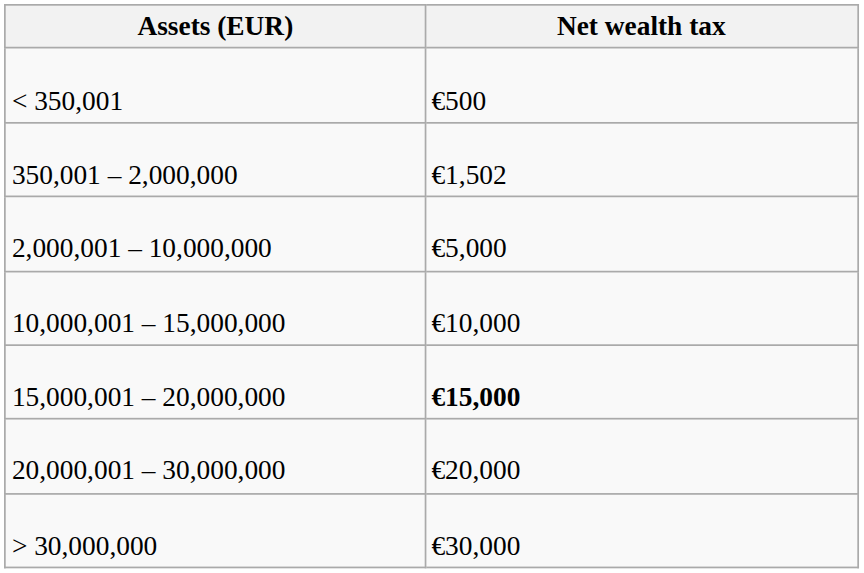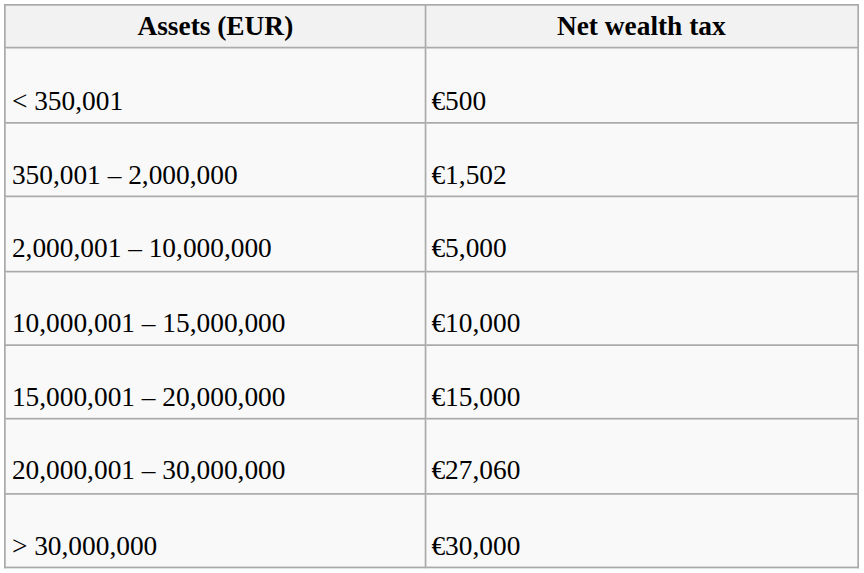(476, 397) bold -> (476, 397) normal
(476, 471) €20,000 -> (476, 471) €27,060
